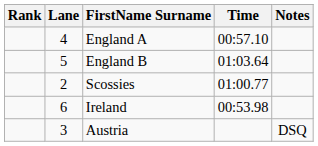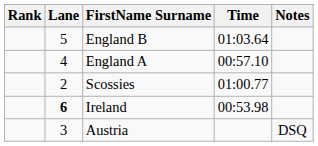rows swapped: (116, 38) <-> (116, 61)
(64, 107) normal -> (64, 107) bold
